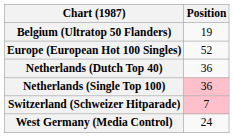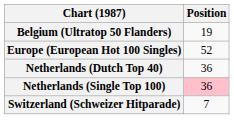(206, 104) pink background -> (206, 104) no background
- row: (94, 123)
